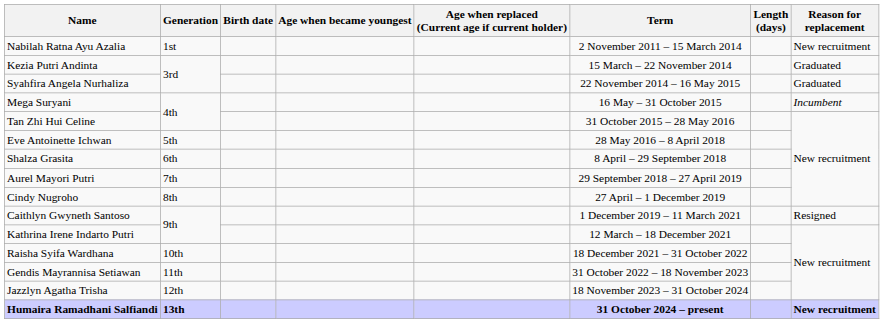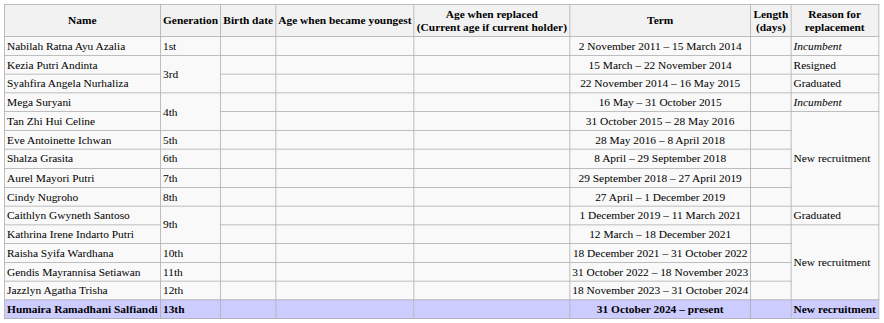(832, 46) New recruitment -> (818, 46) Incumbent
(817, 65) Graduated -> (815, 65) Resigned
(815, 215) Resigned -> (817, 215) Graduated
